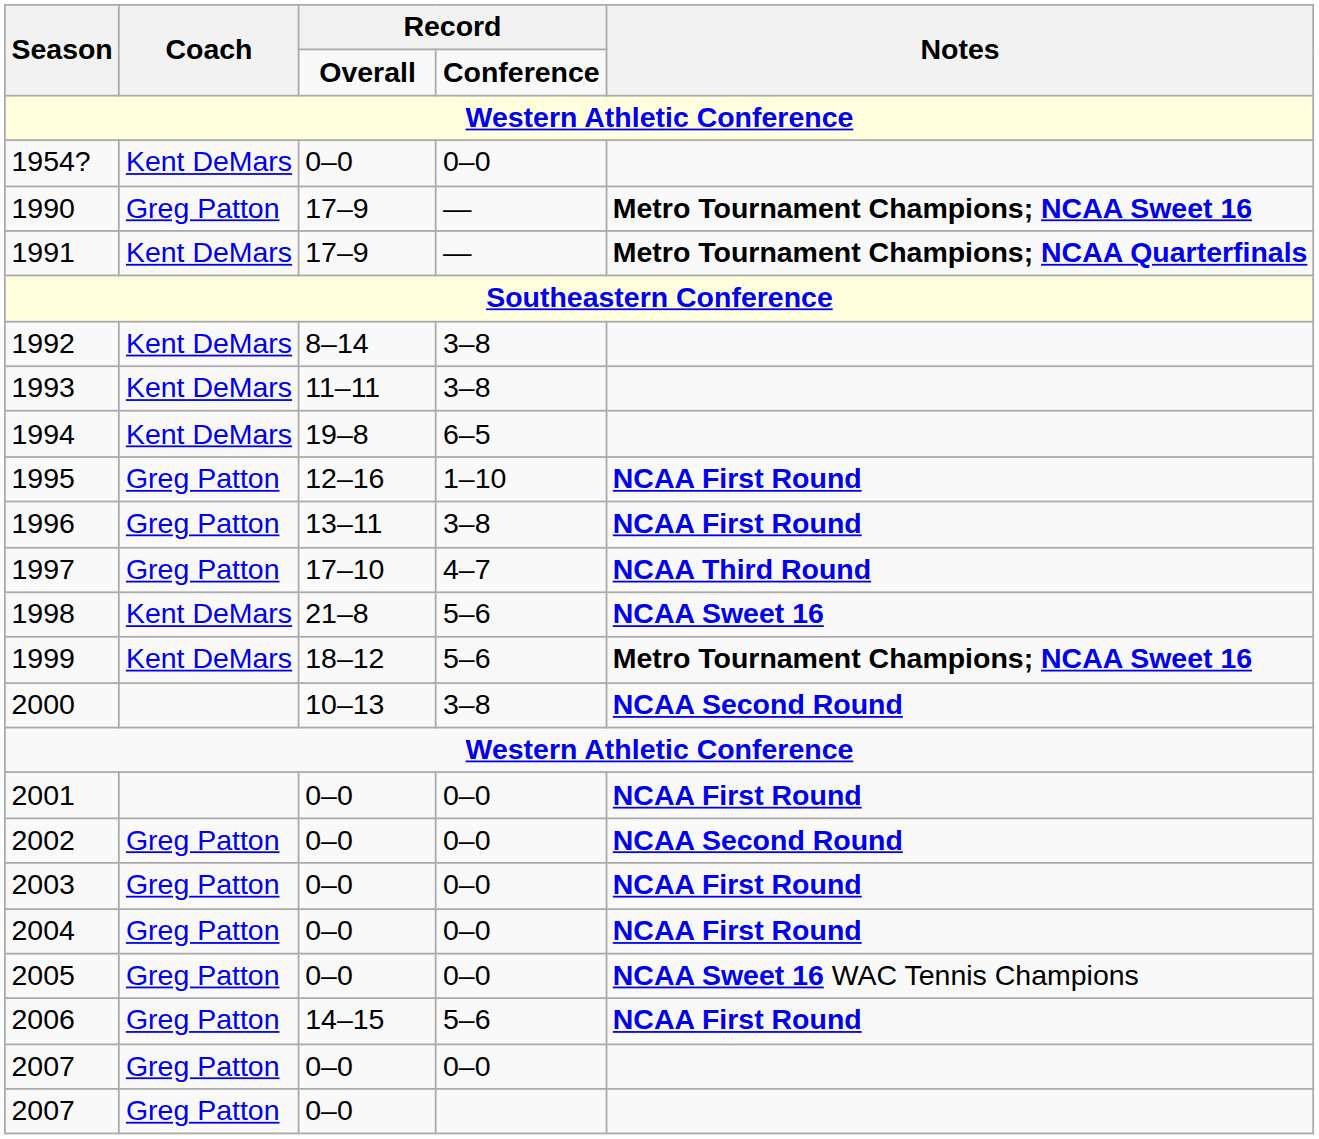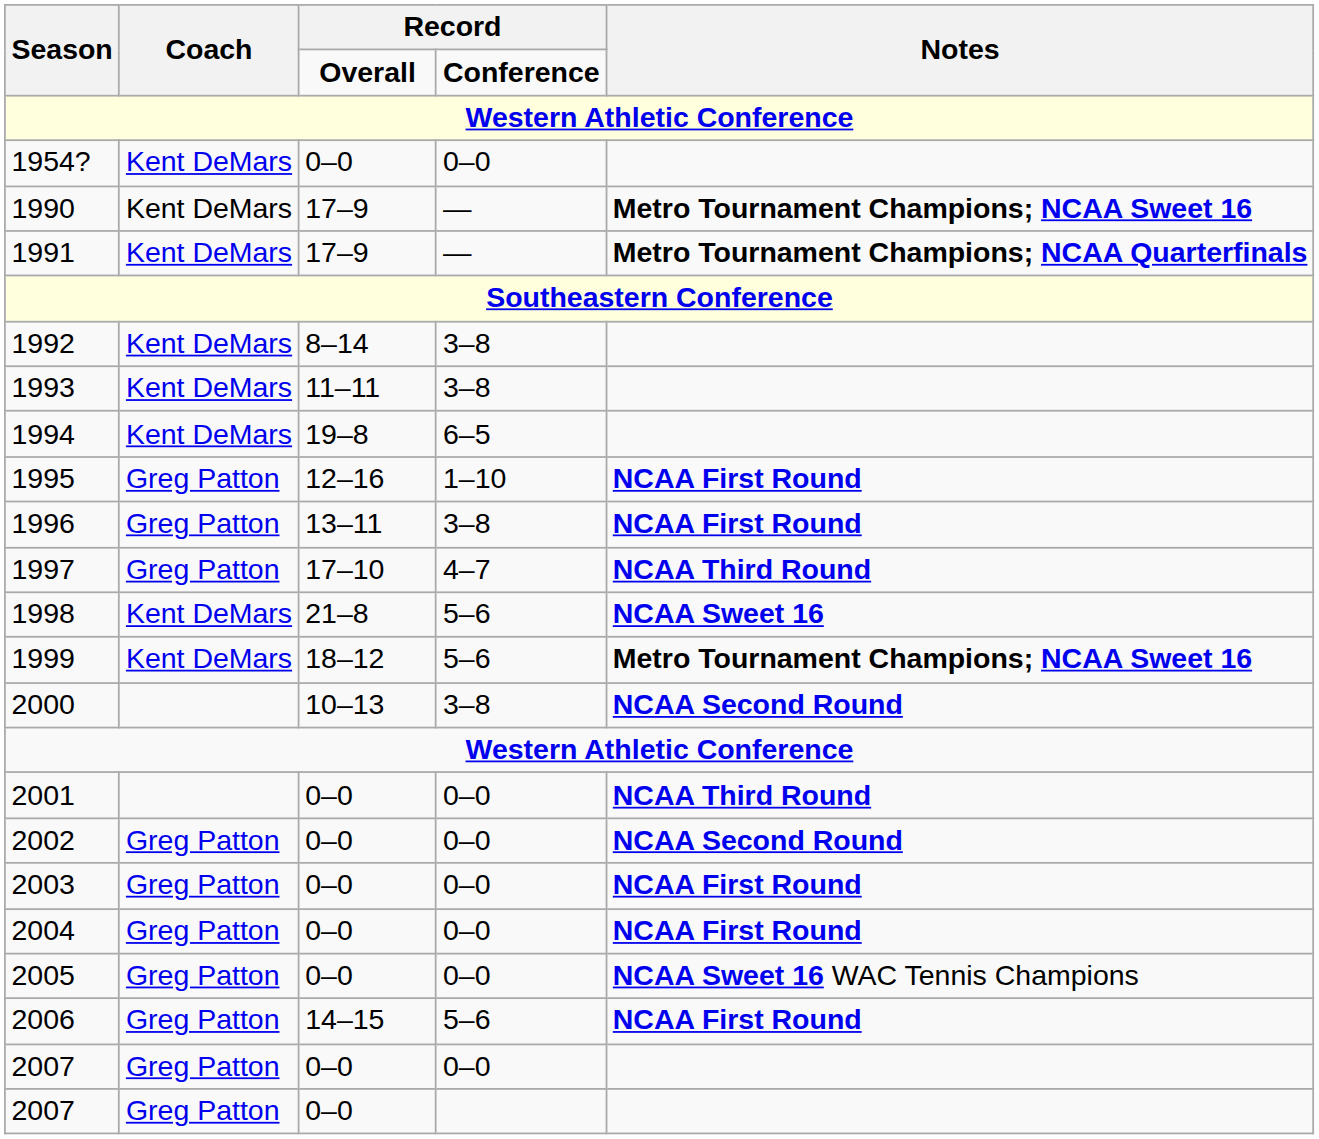(203, 207) Greg Patton -> (209, 207) Kent DeMars
(737, 794) NCAA First Round -> (742, 794) NCAA Third Round
